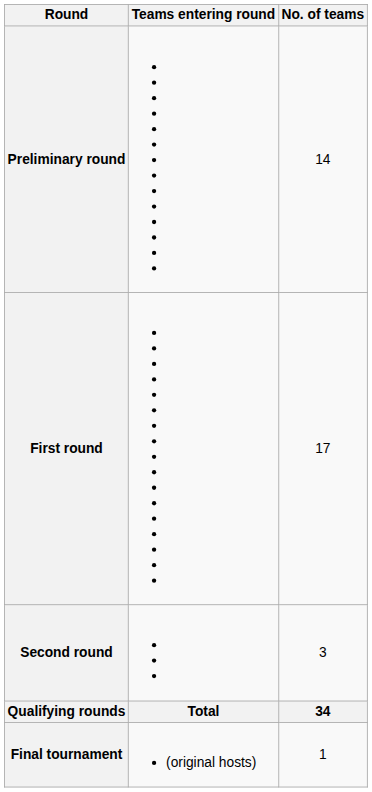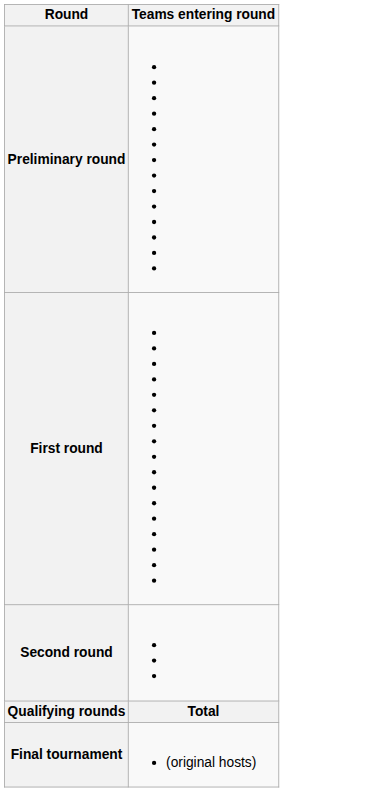- column: (323, 15)
